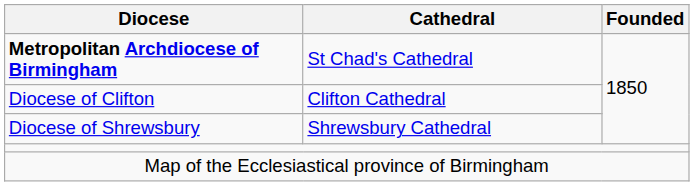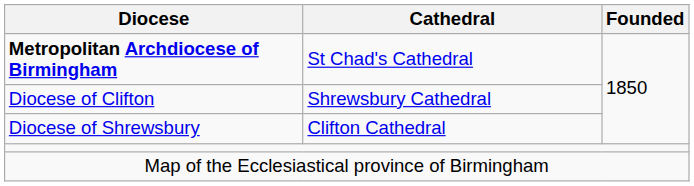(377, 98) Clifton Cathedral -> (399, 98) Shrewsbury Cathedral
(399, 128) Shrewsbury Cathedral -> (377, 128) Clifton Cathedral
